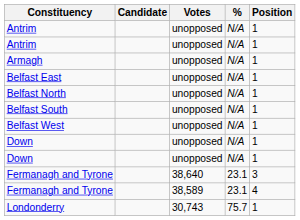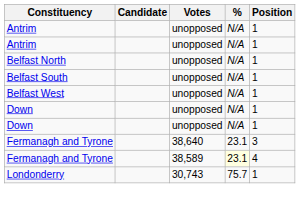- row: (25, 61)
- row: (34, 77)
(237, 191) no background -> (237, 158) lightyellow background
